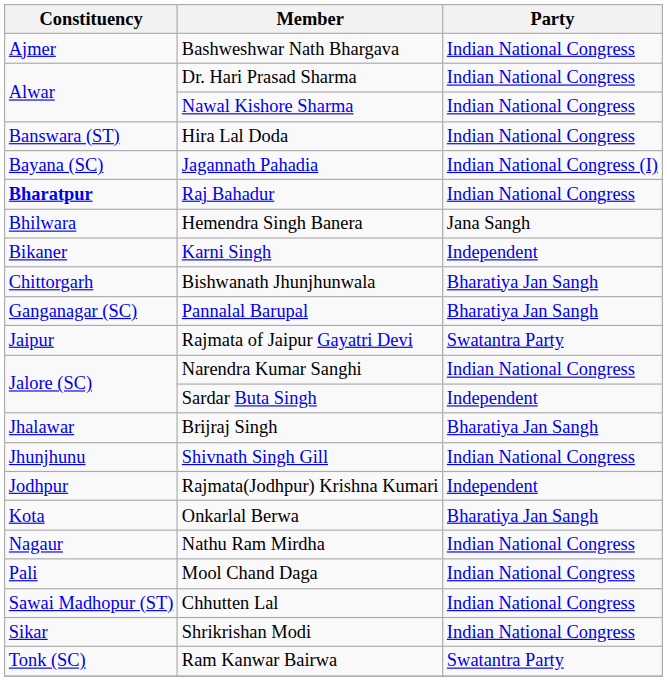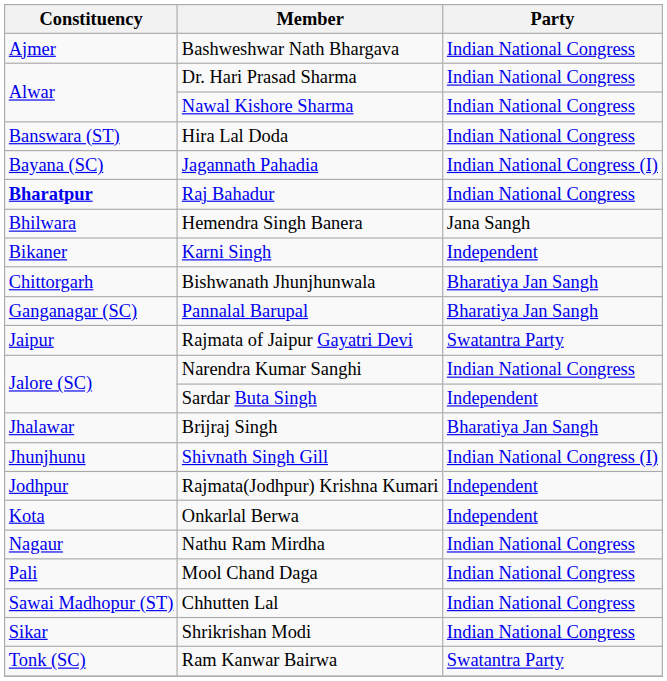(541, 456) Indian National Congress -> (552, 456) Indian National Congress (I)
(522, 515) Bharatiya Jan Sangh -> (492, 515) Independent
